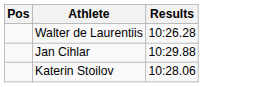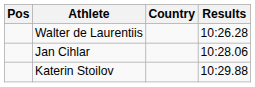+ column: (172, 14)
(172, 52) 10:29.88 -> (224, 52) 10:28.06
(172, 71) 10:28.06 -> (224, 71) 10:29.88
